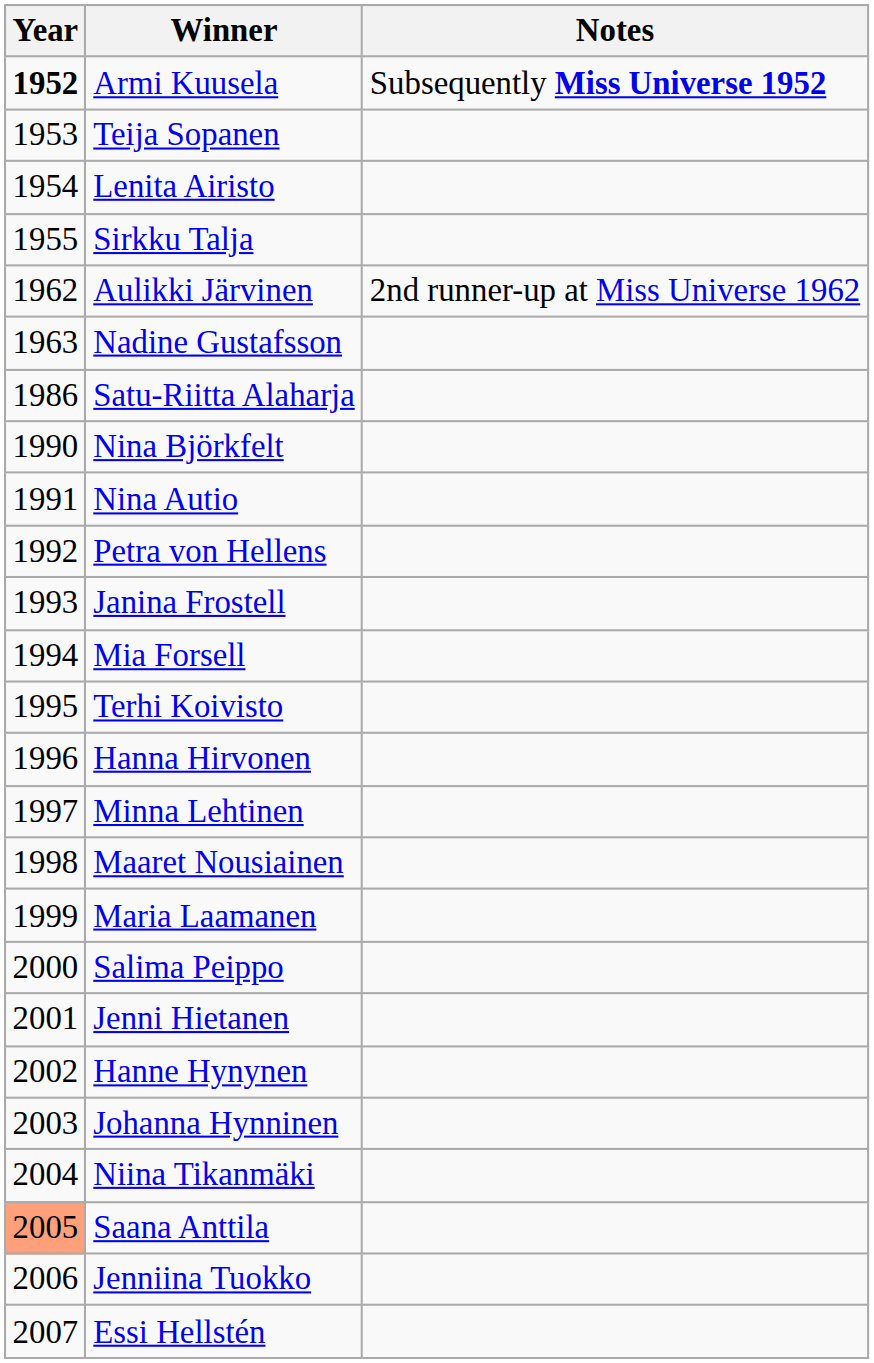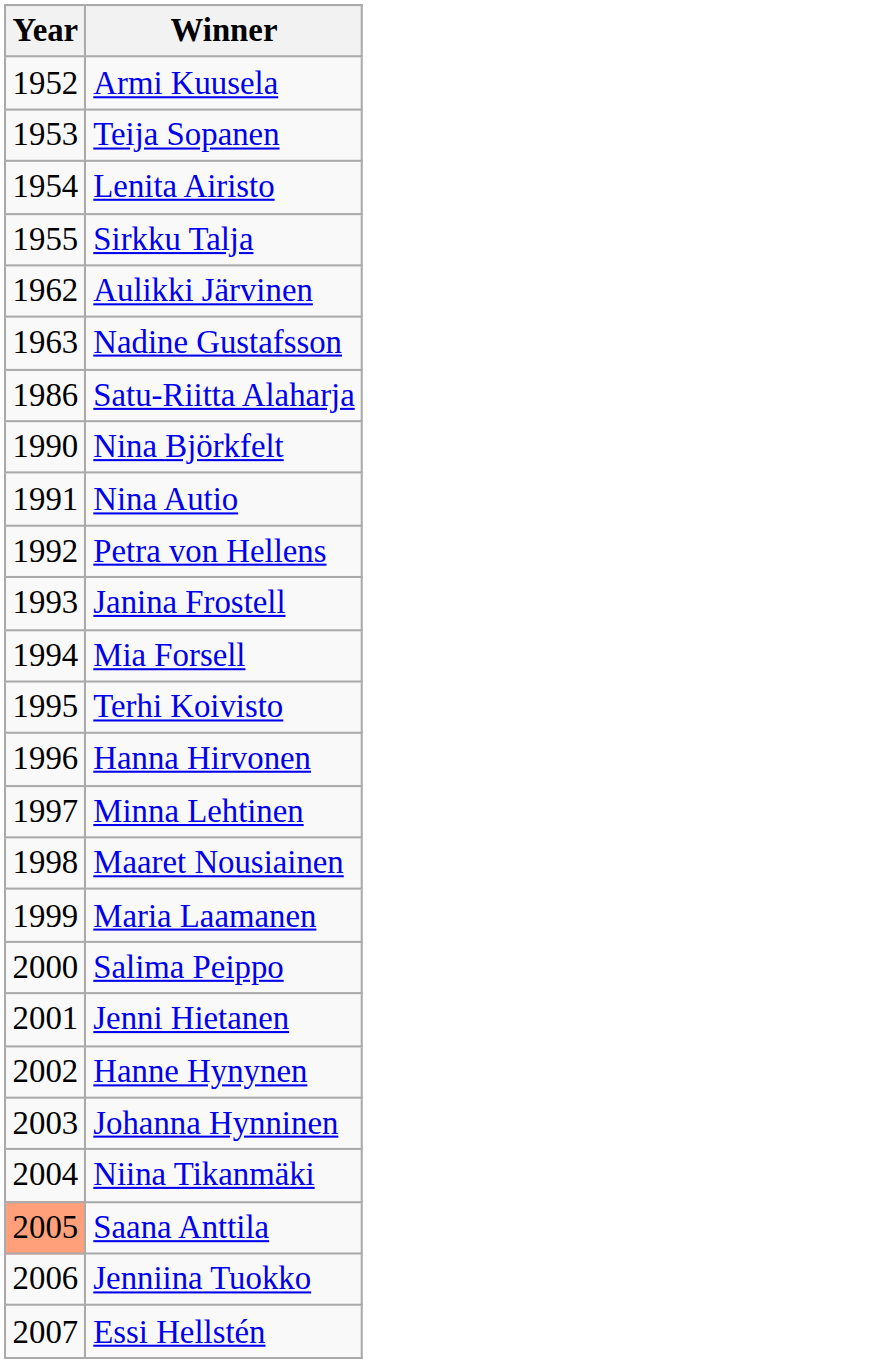- column: (615, 30)
(45, 82) bold -> (45, 82) normal
